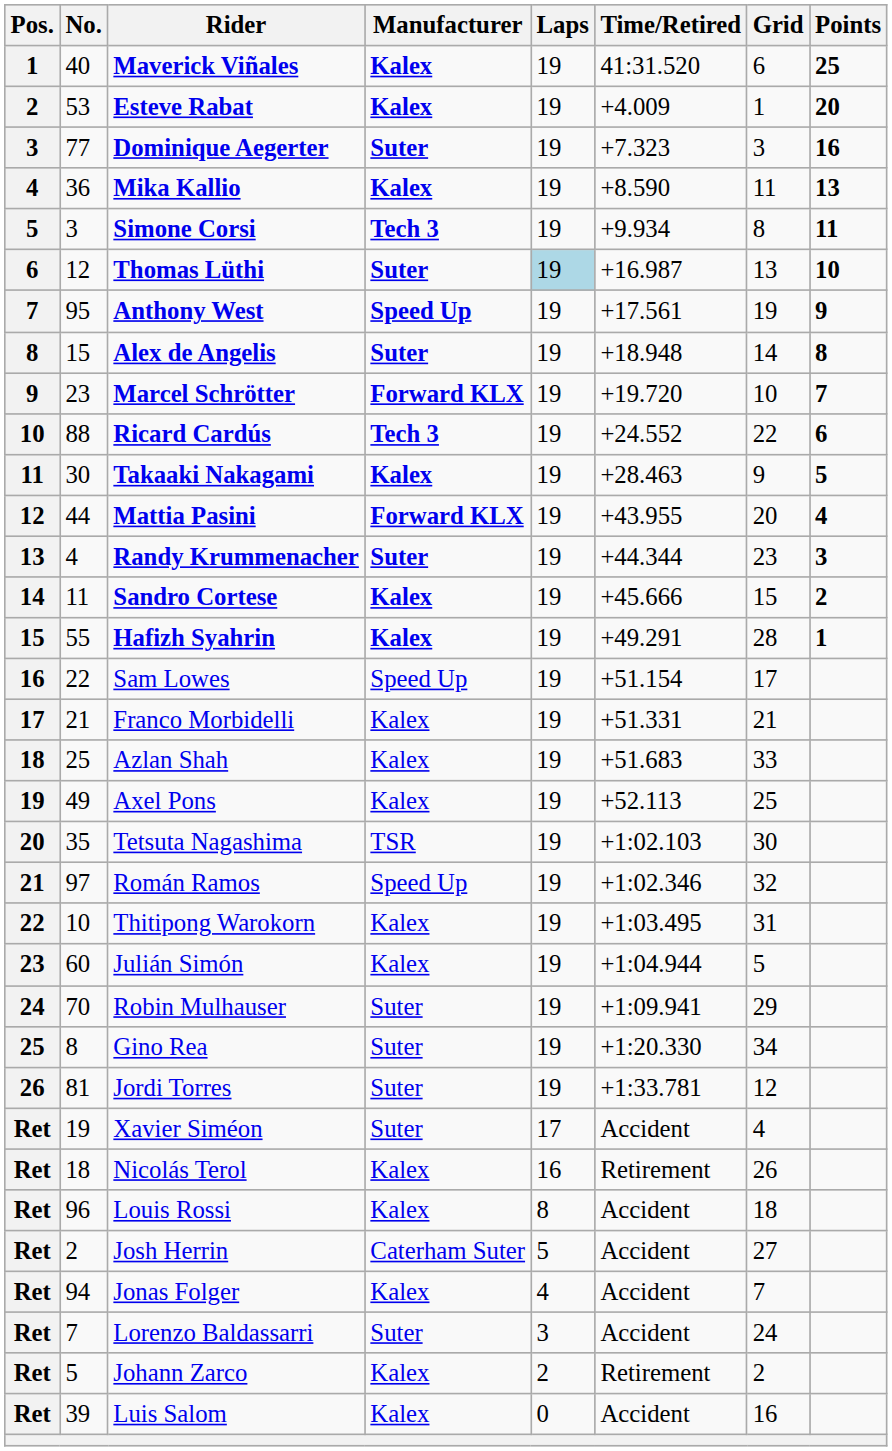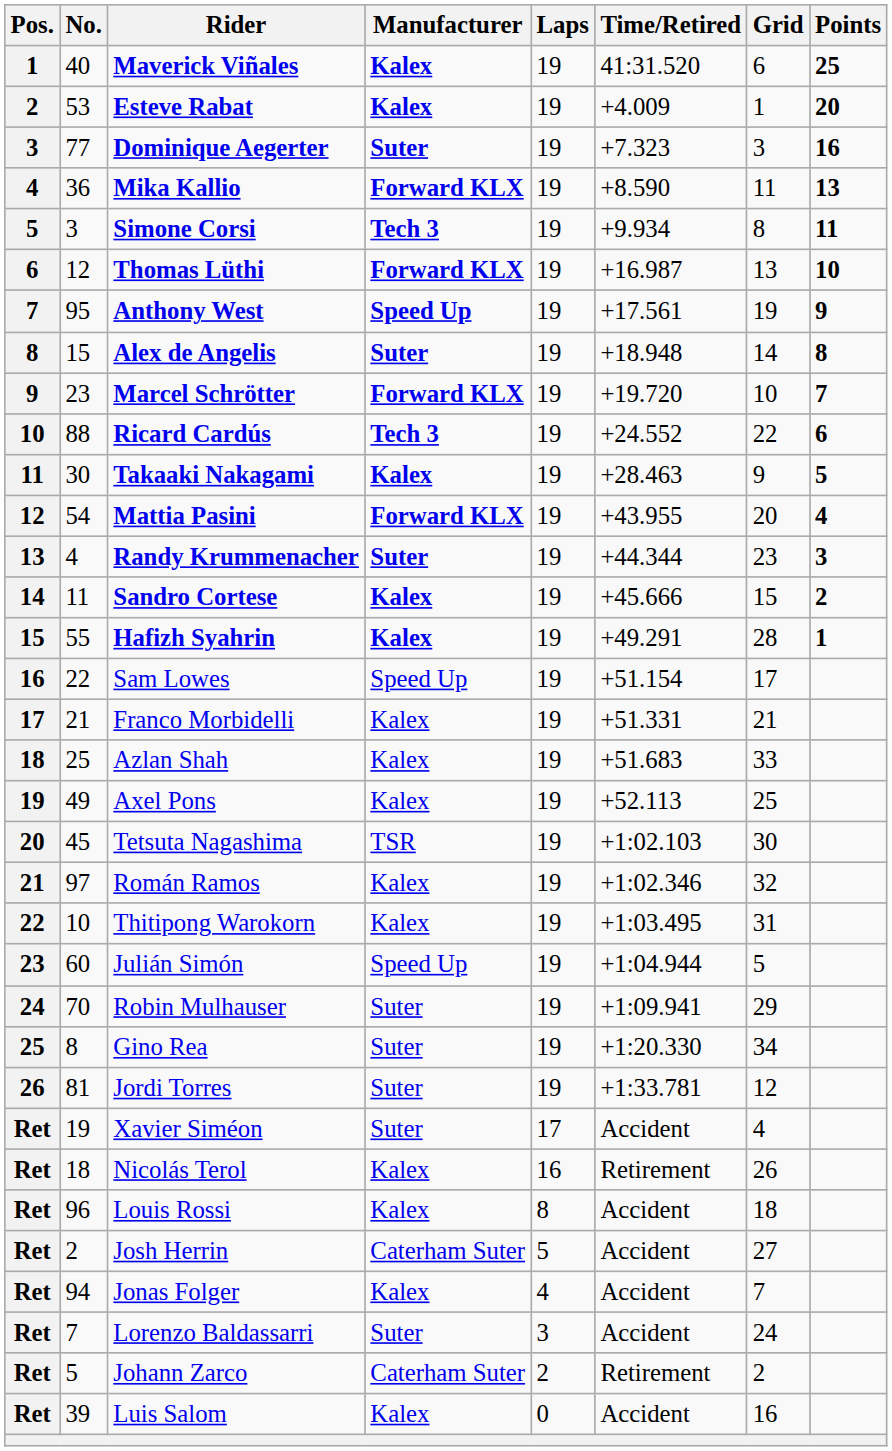(401, 188) Kalex -> (447, 188) Forward KLX
(399, 270) Suter -> (447, 270) Forward KLX
(549, 270) lightblue background -> (549, 270) no background
(78, 515) 44 -> (78, 515) 54
(78, 842) 35 -> (78, 842) 45
(419, 883) Speed Up -> (400, 883) Kalex
(400, 964) Kalex -> (419, 964) Speed Up
(400, 1373) Kalex -> (448, 1373) Caterham Suter
